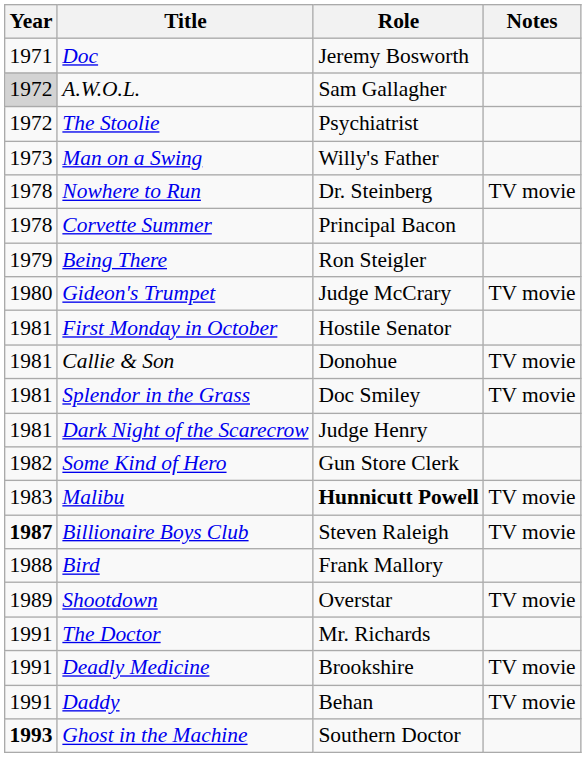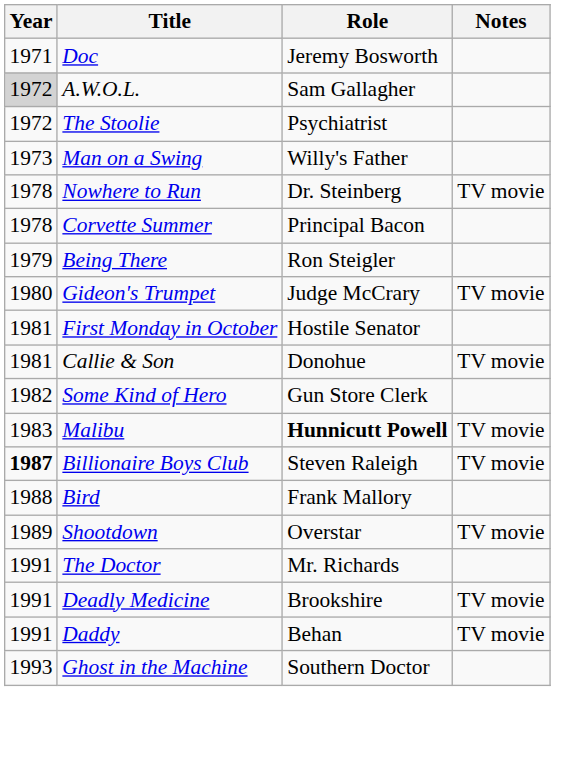- row: (156, 395)
- row: (185, 429)
(31, 735) bold -> (31, 667) normal
